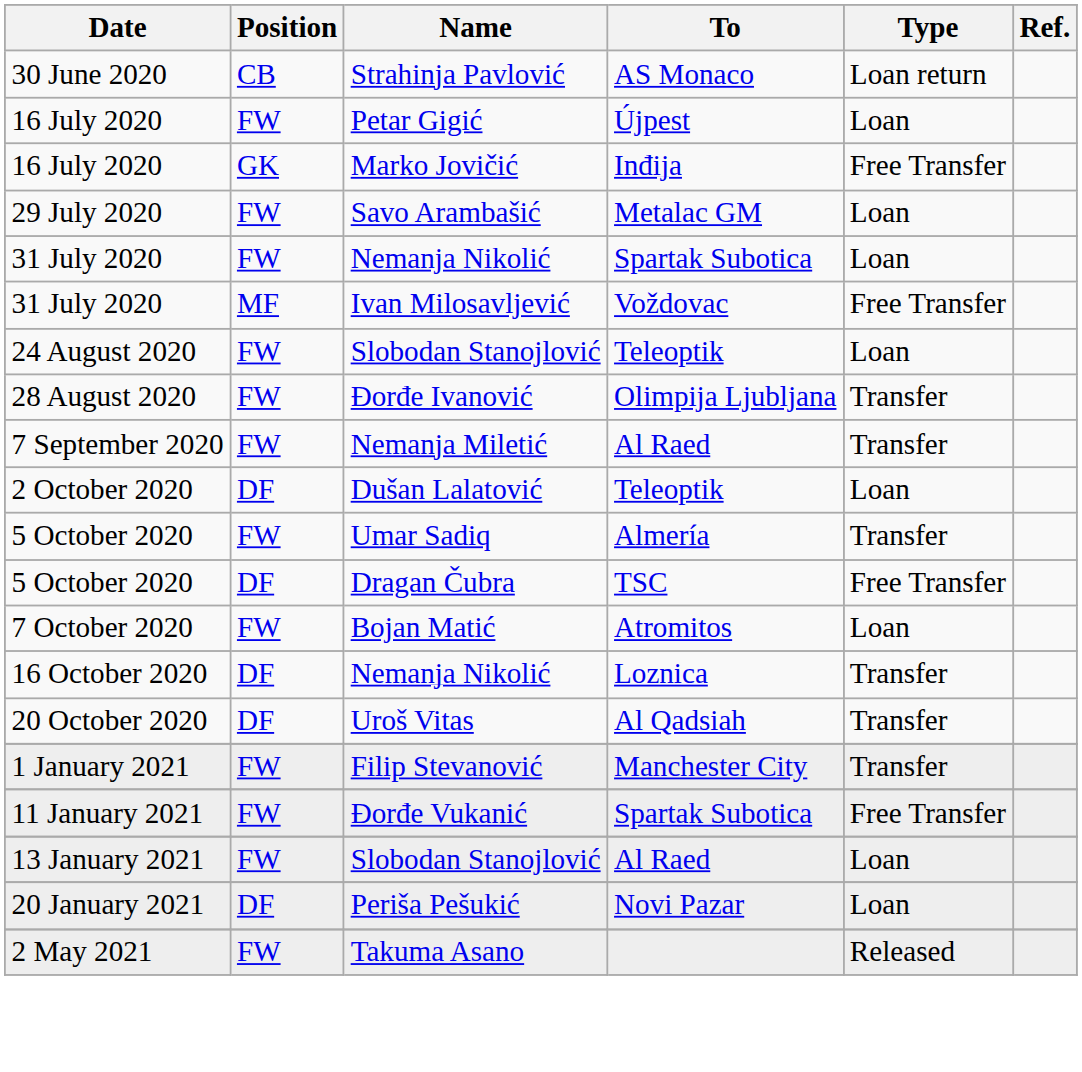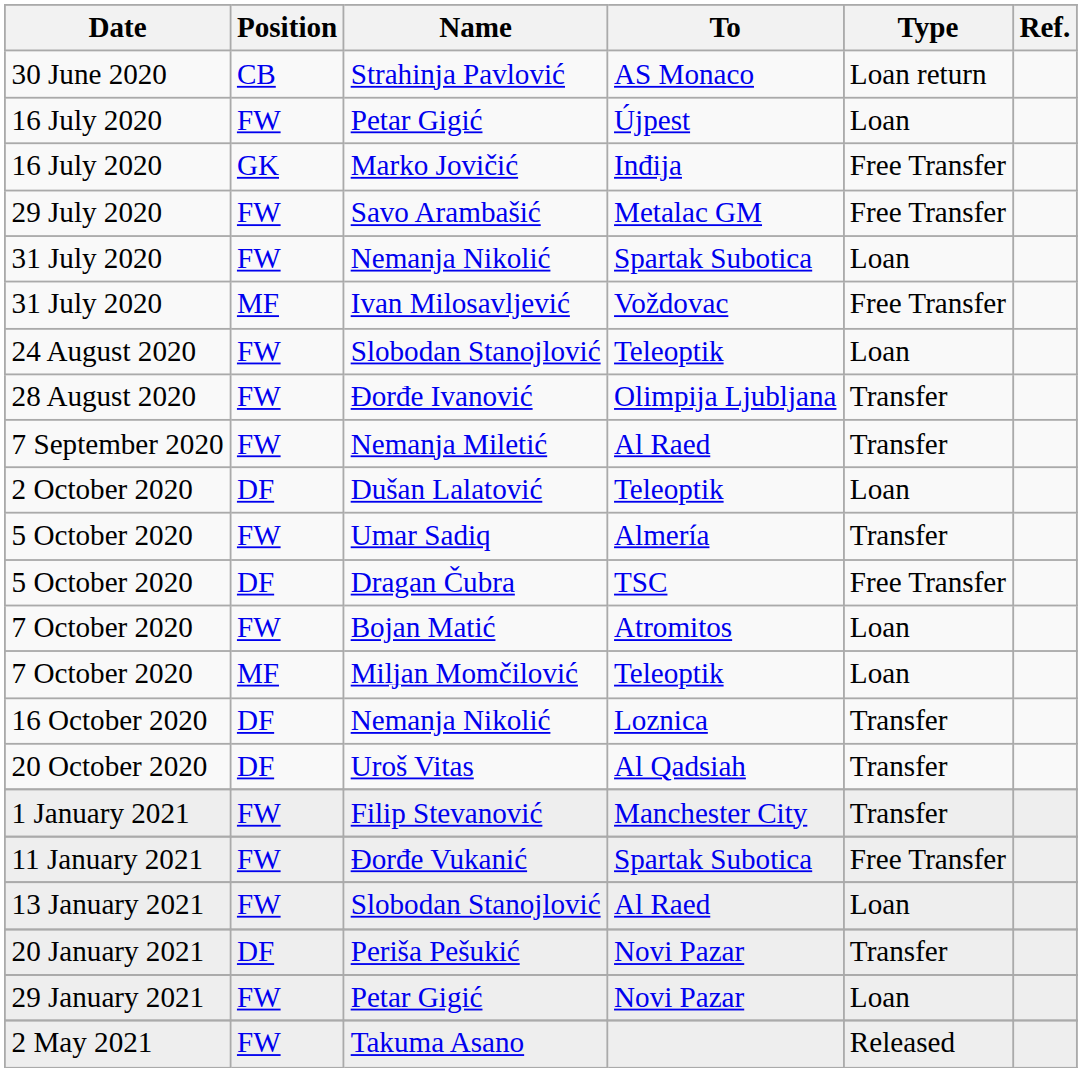(880, 212) Loan -> (928, 212) Free Transfer
+ row: (102, 674)
(880, 905) Loan -> (899, 951) Transfer
+ row: (108, 997)
